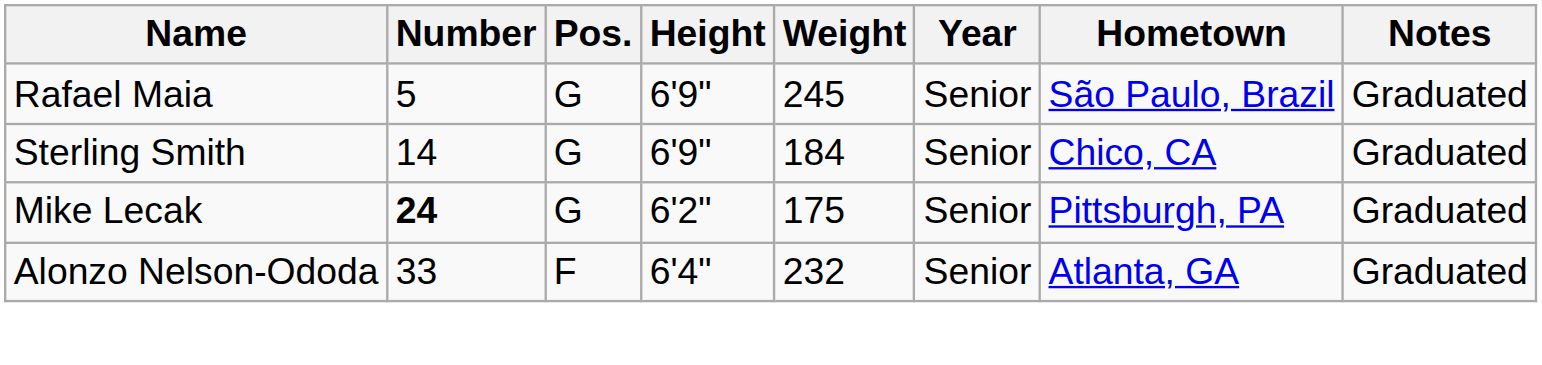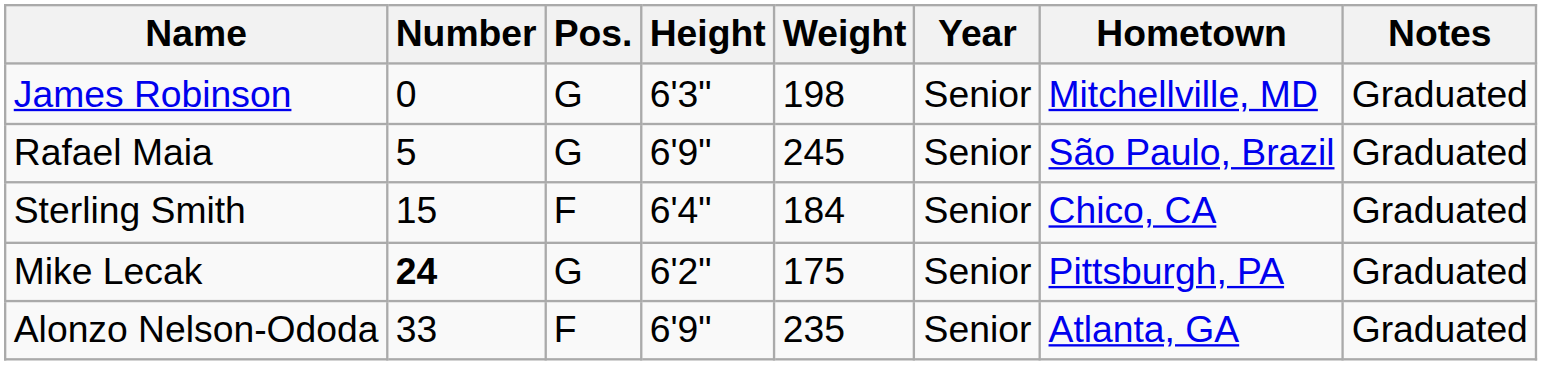+ row: (153, 93)
(416, 152) 14 -> (416, 211) 15
(568, 152) G -> (565, 211) F
(681, 152) 6'9" -> (681, 211) 6'4"
(681, 270) 6'4" -> (681, 329) 6'9"
(814, 270) 232 -> (814, 329) 235
